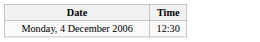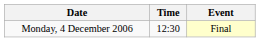+ column: (221, 12)
